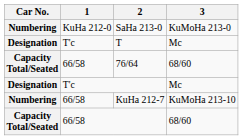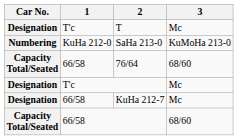rows swapped: (119, 43) <-> (139, 27)
(32, 100) Numbering -> (32, 100) Designation
(202, 100) KuMoHa 213-10 -> (175, 100) Mc
